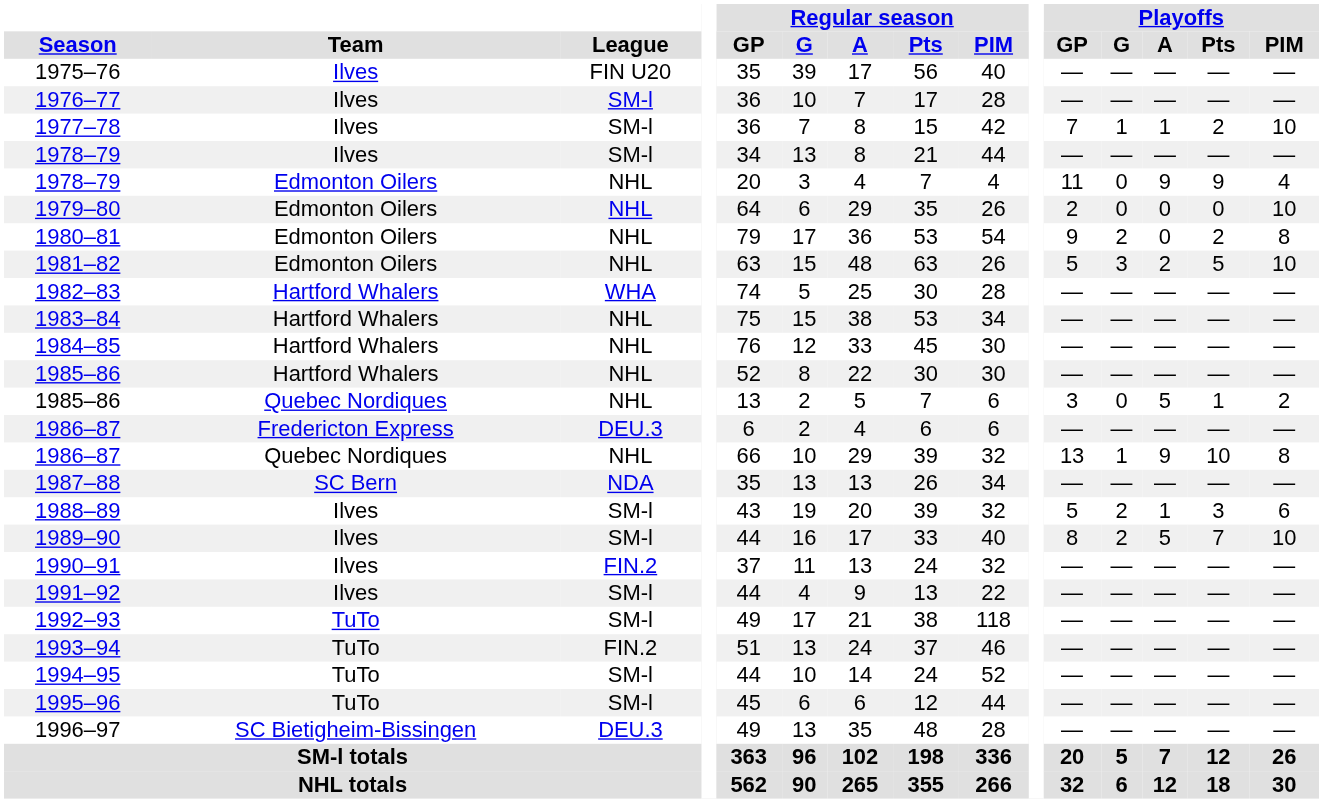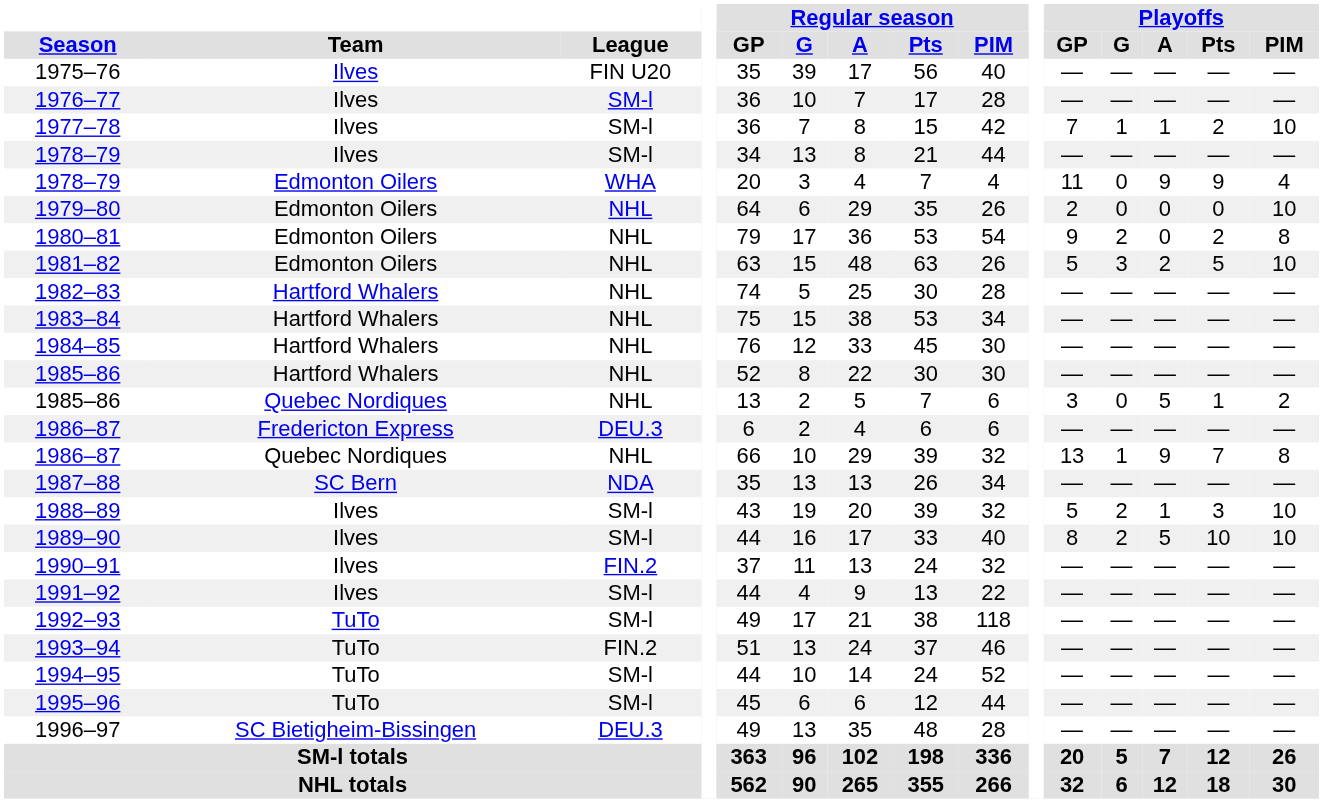(630, 181) NHL -> (630, 181) WHA
(630, 291) WHA -> (630, 291) NHL
(1218, 455) 10 -> (1218, 455) 7
(1284, 510) 6 -> (1284, 510) 10
(1218, 538) 7 -> (1218, 538) 10
